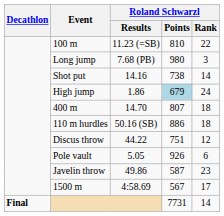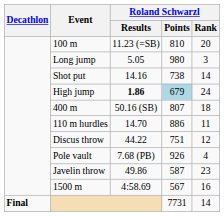(206, 44) 22 -> (206, 44) 20
(136, 60) 7.68 (PB) -> (136, 60) 5.05
(136, 92) normal -> (136, 92) bold
(136, 108) 14.70 -> (136, 108) 50.16 (SB)
(136, 124) 50.16 (SB) -> (136, 124) 14.70
(206, 124) 18 -> (206, 124) 11
(136, 156) 5.05 -> (136, 156) 7.68 (PB)
(206, 156) 6 -> (206, 156) 4
(206, 187) 17 -> (206, 187) 16
